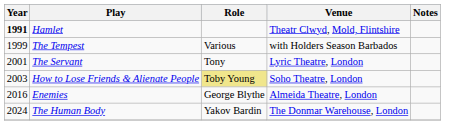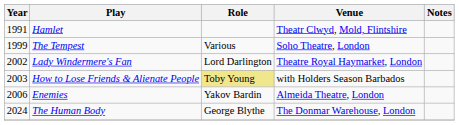(17, 29) bold -> (17, 29) normal
(333, 45) with Holders Season Barbados -> (323, 45) Soho Theatre, London
- row: (57, 62)
+ row: (82, 62)
(316, 78) Soho Theatre, London -> (341, 78) with Holders Season Barbados
(17, 95) 2016 -> (17, 95) 2006
(234, 95) George Blythe -> (233, 95) Yakov Bardin
(233, 111) Yakov Bardin -> (234, 111) George Blythe
